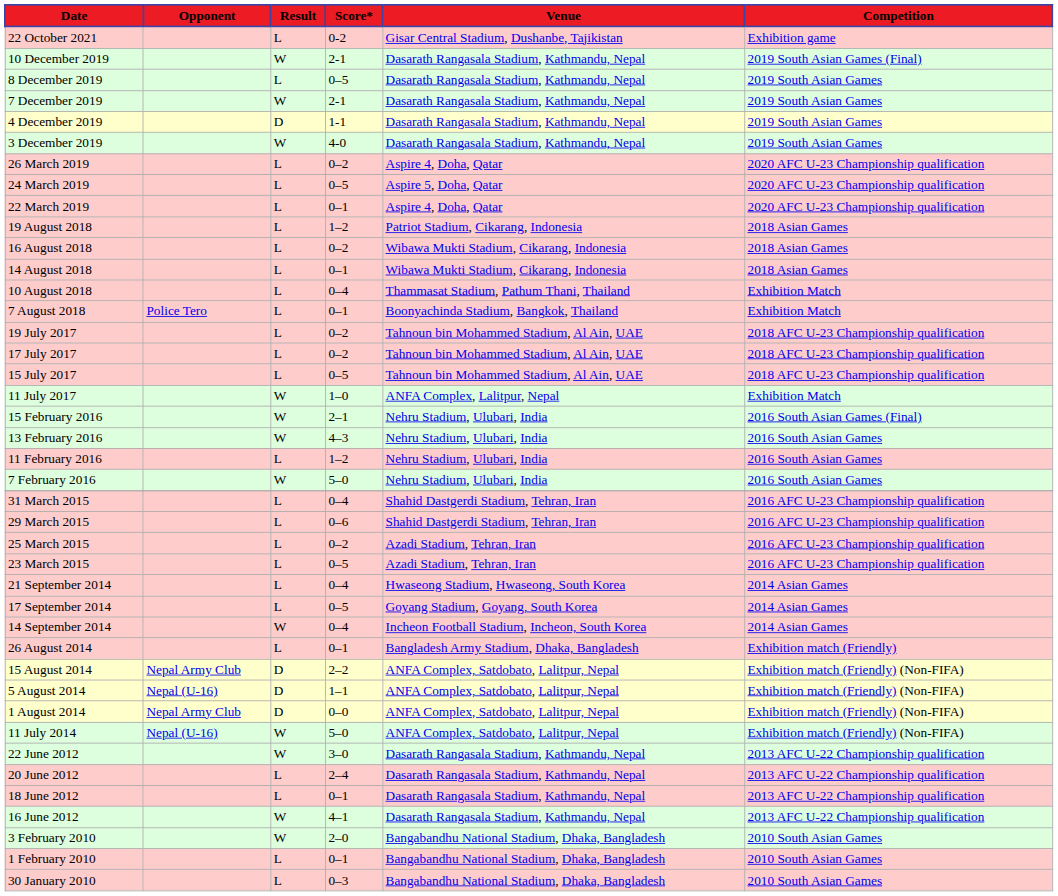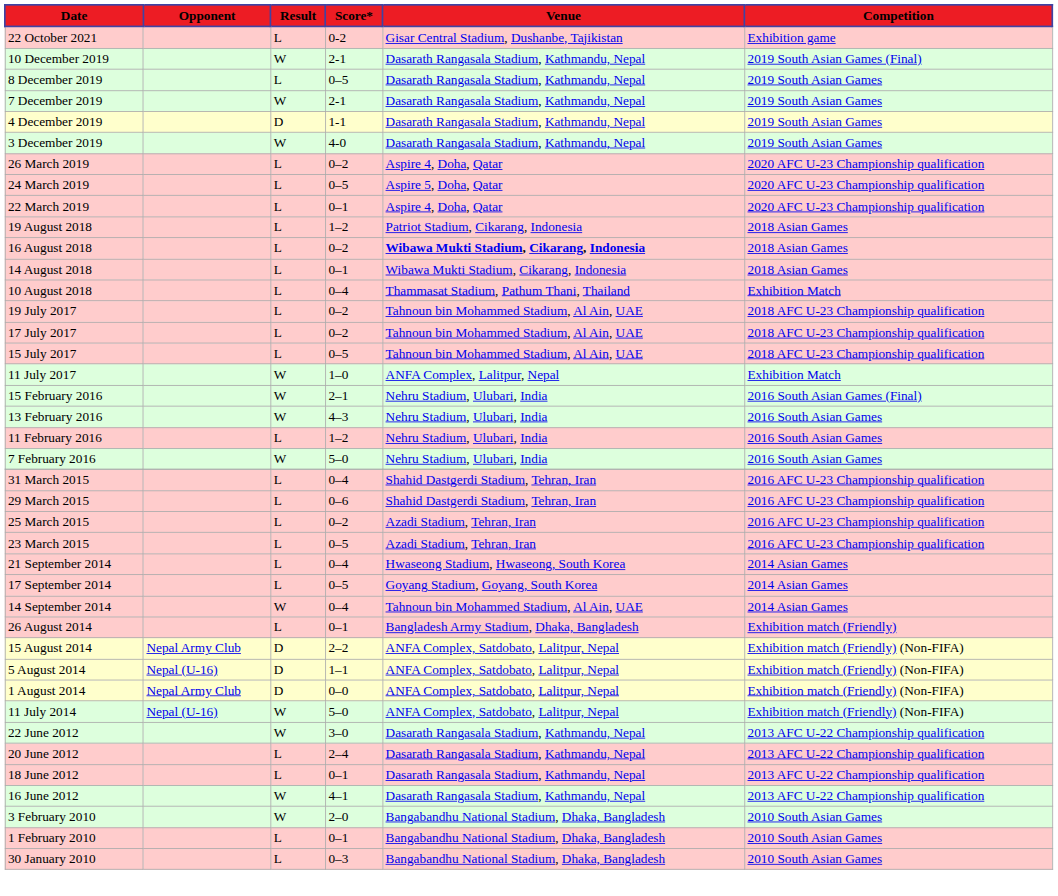(506, 248) normal -> (515, 248) bold
- row: (47, 311)
(516, 627) Incheon Football Stadium, Incheon, South Korea -> (514, 606) Tahnoun bin Mohammed Stadium, Al Ain, UAE
